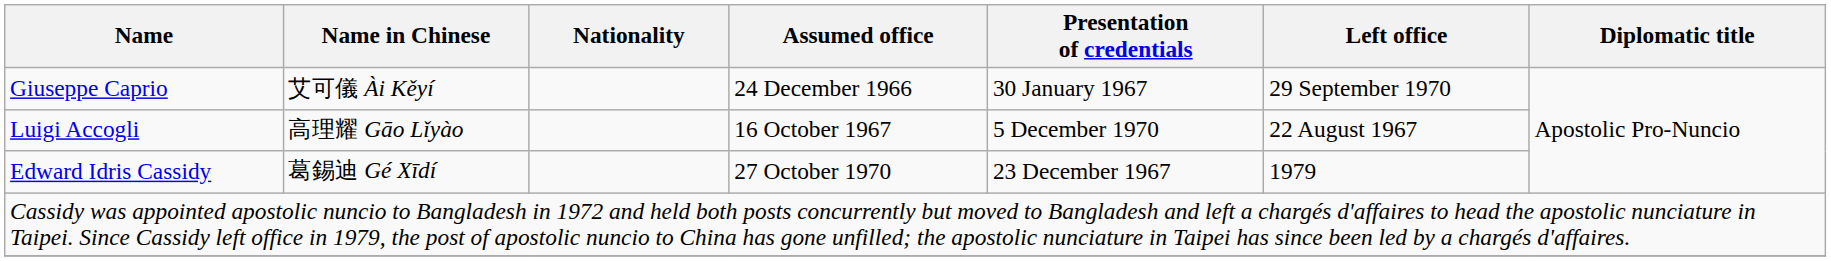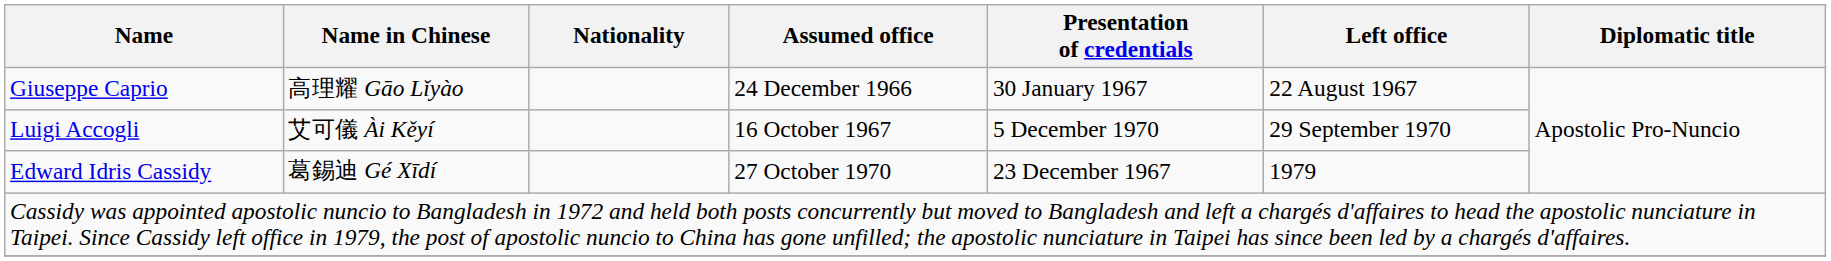(361, 87) 艾可儀 Ài Kěyí -> (376, 87) 高理耀 Gāo Lǐyào
(1360, 88) 29 September 1970 -> (1343, 88) 22 August 1967
(376, 129) 高理耀 Gāo Lǐyào -> (361, 129) 艾可儀 Ài Kěyí
(1343, 129) 22 August 1967 -> (1360, 129) 29 September 1970
